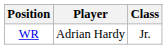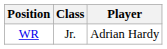columns swapped: (91, 14) <-> (145, 14)
